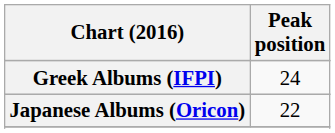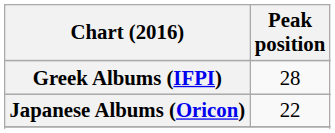(290, 77) 24 -> (290, 77) 28
